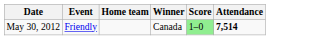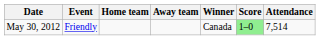+ column: (176, 12)
(227, 27) bold -> (277, 27) normal
